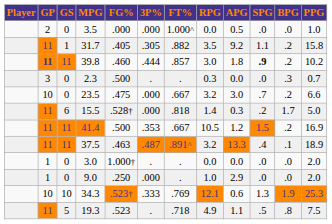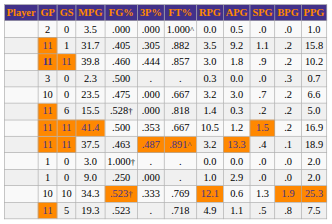(263, 62) bold -> (263, 62) normal
(288, 111) 1.7 -> (288, 111) .2
